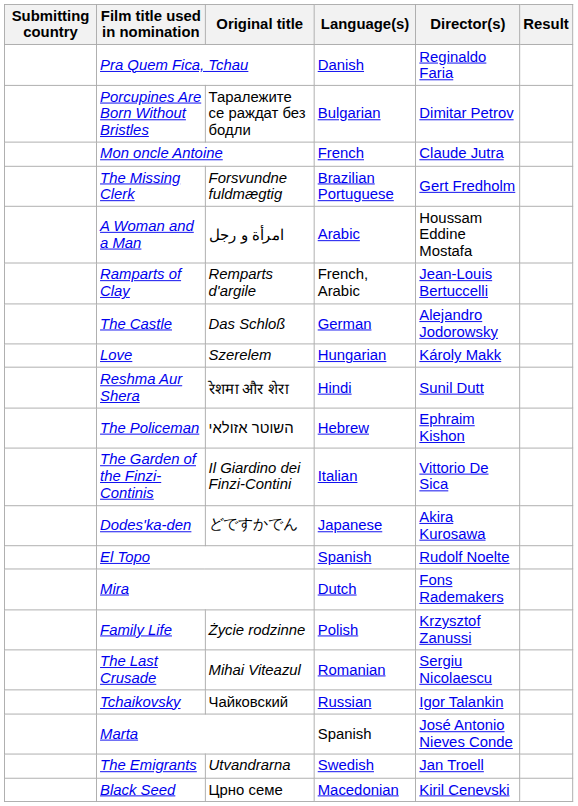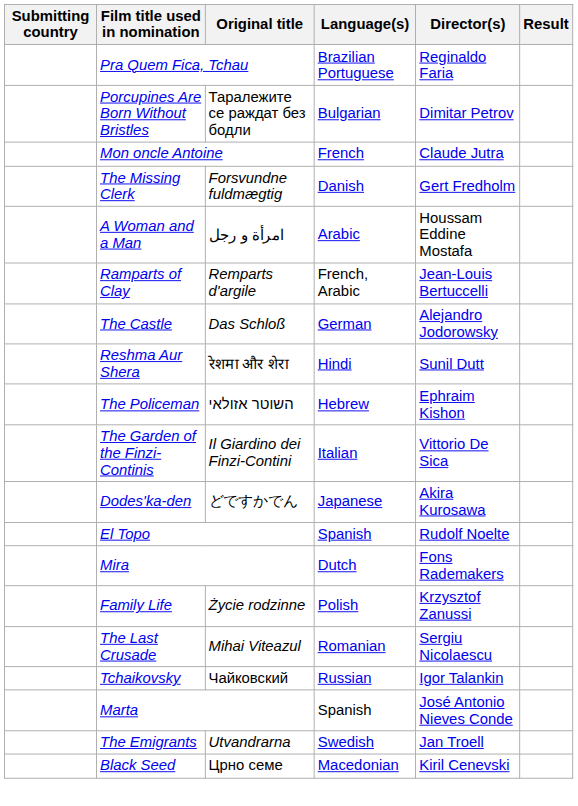(341, 65) Danish -> (356, 65) Brazilian Portuguese
(356, 186) Brazilian Portuguese -> (341, 186) Danish
- row: (116, 355)
